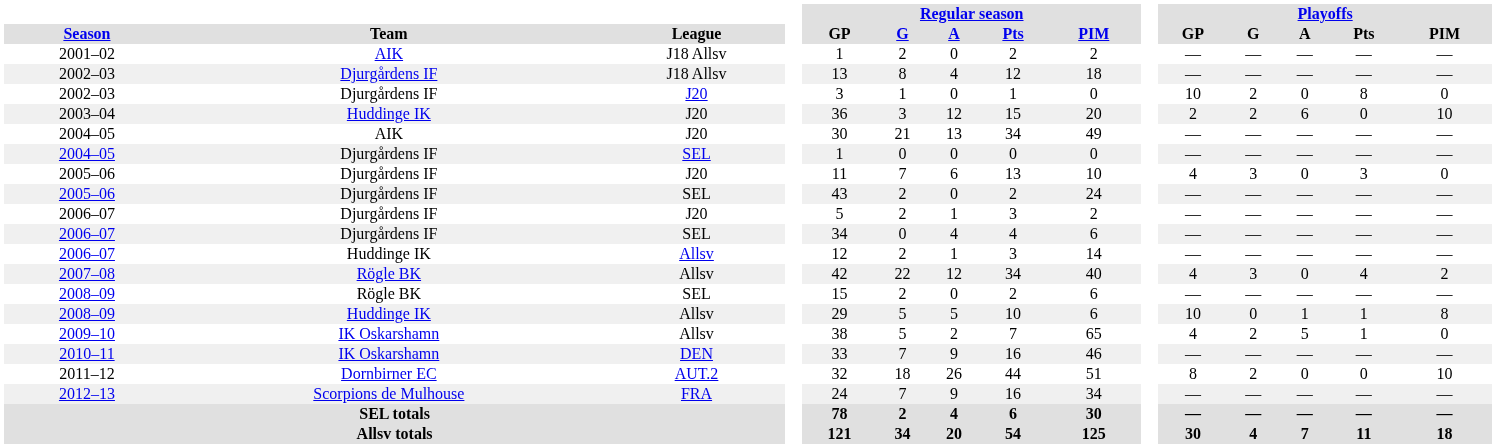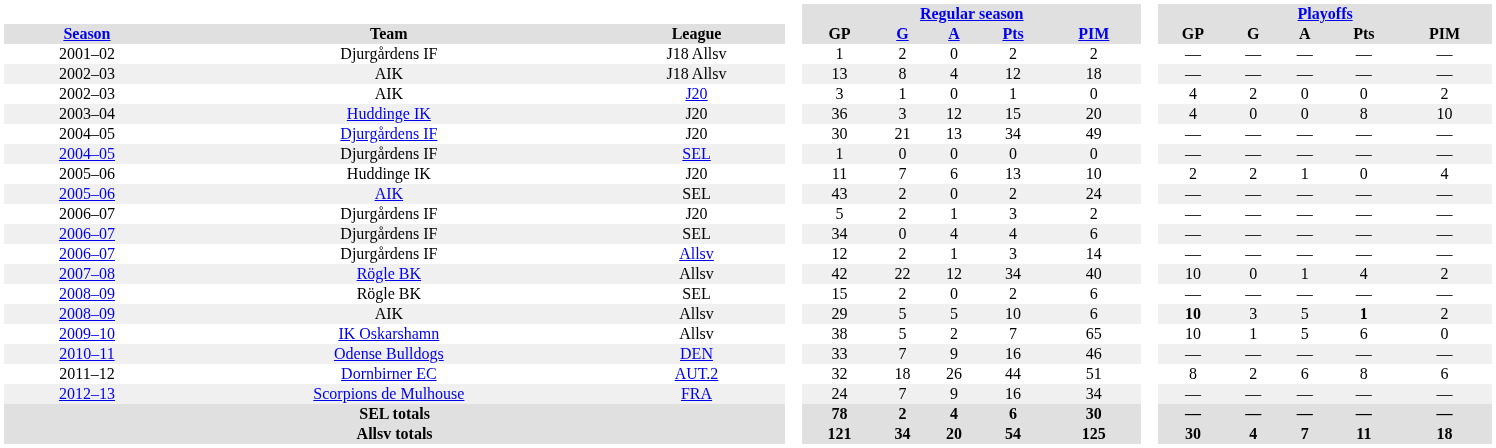(389, 54) AIK -> (389, 54) Djurgårdens IF
(389, 74) Djurgårdens IF -> (389, 74) AIK
(389, 94) Djurgårdens IF -> (389, 94) AIK
(1193, 94) 10 -> (1193, 94) 4
(1364, 94) 8 -> (1364, 94) 0
(1445, 94) 0 -> (1445, 94) 2
(1193, 114) 2 -> (1193, 114) 4
(1253, 114) 2 -> (1253, 114) 0
(1305, 114) 6 -> (1305, 114) 0
(1364, 114) 0 -> (1364, 114) 8
(389, 134) AIK -> (389, 134) Djurgårdens IF
(389, 174) Djurgårdens IF -> (389, 174) Huddinge IK
(1193, 174) 4 -> (1193, 174) 2
(1253, 174) 3 -> (1253, 174) 2
(1305, 174) 0 -> (1305, 174) 1
(1364, 174) 3 -> (1364, 174) 0
(1445, 174) 0 -> (1445, 174) 4
(389, 194) Djurgårdens IF -> (389, 194) AIK
(389, 254) Huddinge IK -> (389, 254) Djurgårdens IF
(1193, 274) 4 -> (1193, 274) 10
(1253, 274) 3 -> (1253, 274) 0
(1305, 274) 0 -> (1305, 274) 1
(389, 314) Huddinge IK -> (389, 314) AIK
(1193, 314) normal -> (1193, 314) bold
(1253, 314) 0 -> (1253, 314) 3
(1305, 314) 1 -> (1305, 314) 5
(1364, 314) normal -> (1364, 314) bold
(1445, 314) 8 -> (1445, 314) 2
(1193, 334) 4 -> (1193, 334) 10
(1253, 334) 2 -> (1253, 334) 1
(1364, 334) 1 -> (1364, 334) 6
(389, 354) IK Oskarshamn -> (389, 354) Odense Bulldogs
(1305, 374) 0 -> (1305, 374) 6
(1364, 374) 0 -> (1364, 374) 8
(1445, 374) 10 -> (1445, 374) 6
